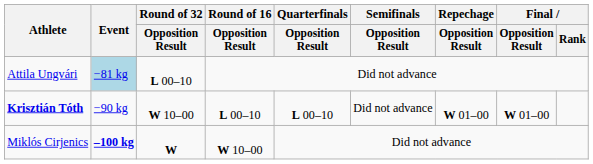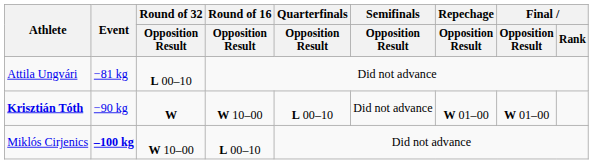(111, 74) lightblue background -> (111, 74) no background
(171, 115) W 10–00 -> (171, 115) W
(240, 115) L 00–10 -> (240, 115) W 10–00
(171, 149) W -> (171, 149) W 10–00
(240, 149) W 10–00 -> (240, 149) L 00–10
